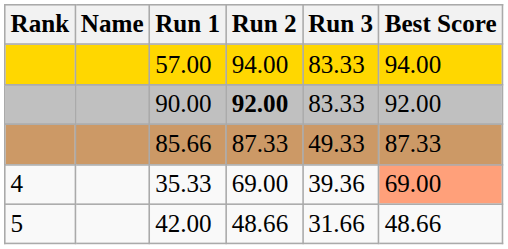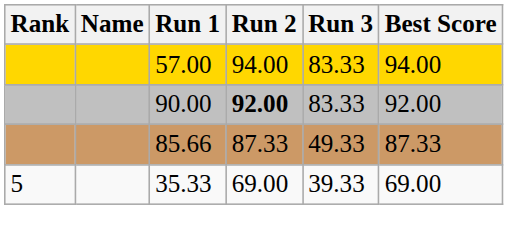(17, 183) 4 -> (17, 183) 5
(336, 183) 39.36 -> (336, 183) 39.33
(413, 183) lightsalmon background -> (413, 183) no background
- row: (183, 223)
